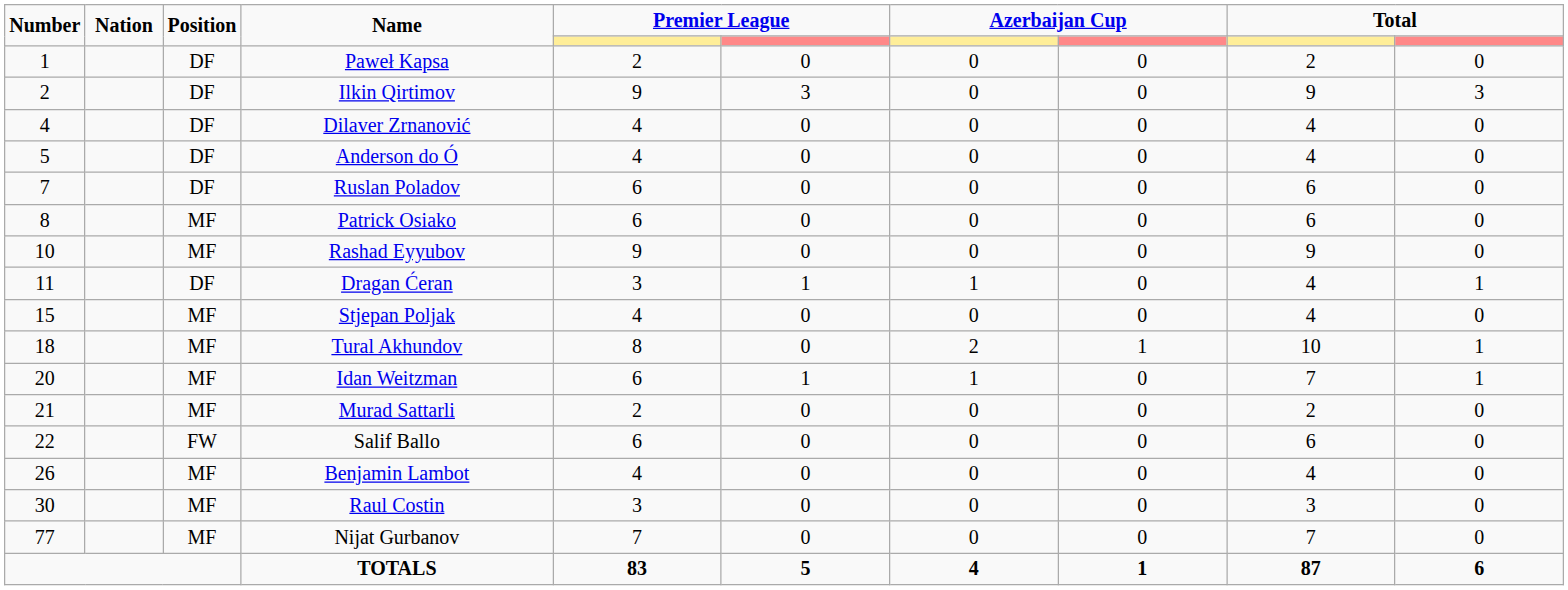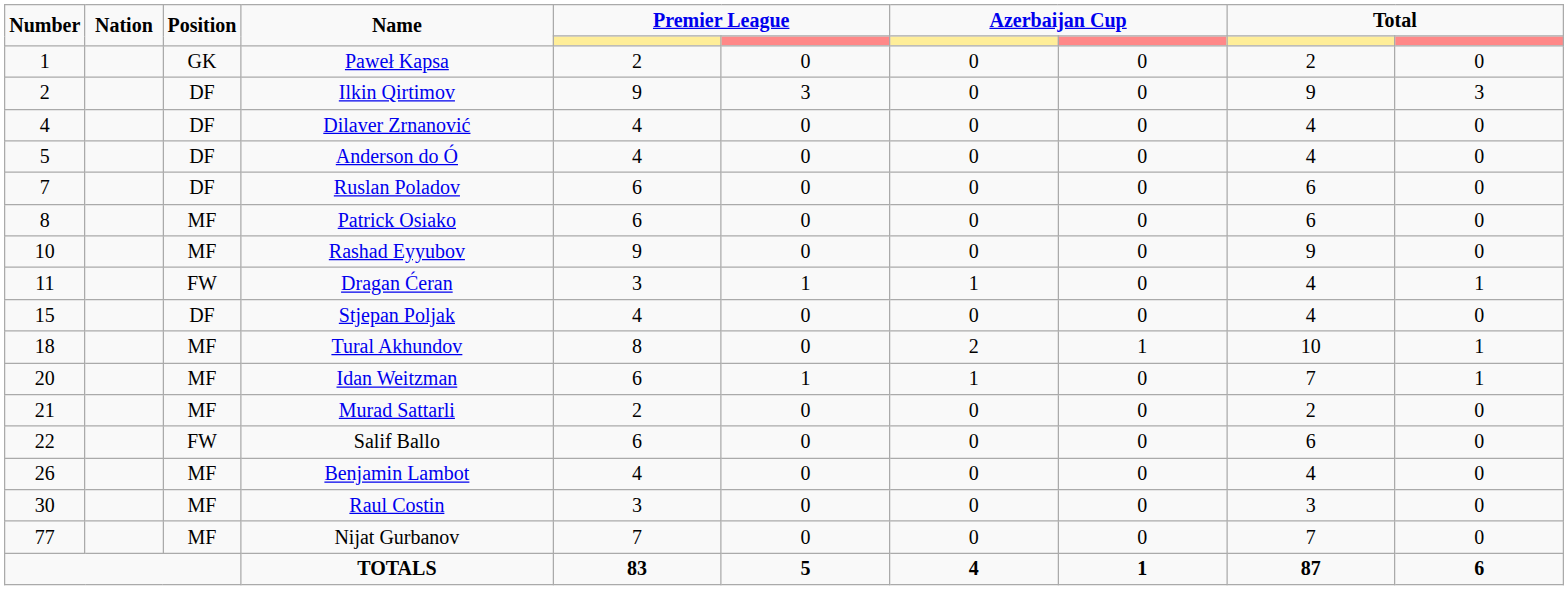(202, 61) DF -> (202, 61) GK
(202, 283) DF -> (202, 283) FW
(202, 315) MF -> (202, 315) DF
